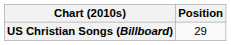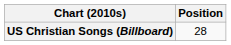(201, 31) 29 -> (201, 31) 28
